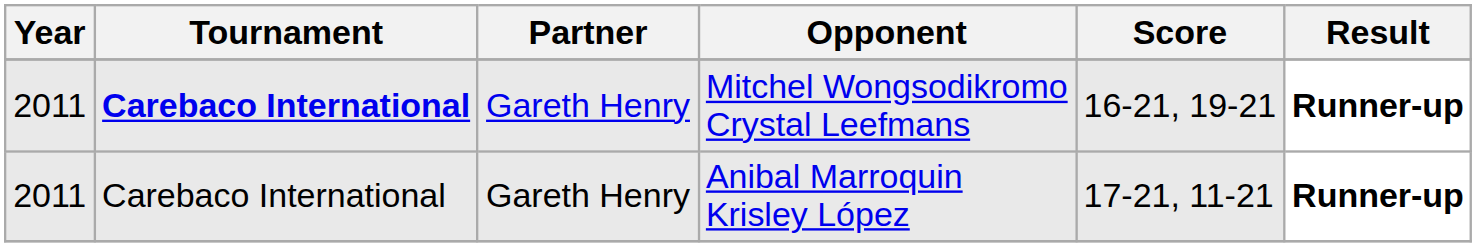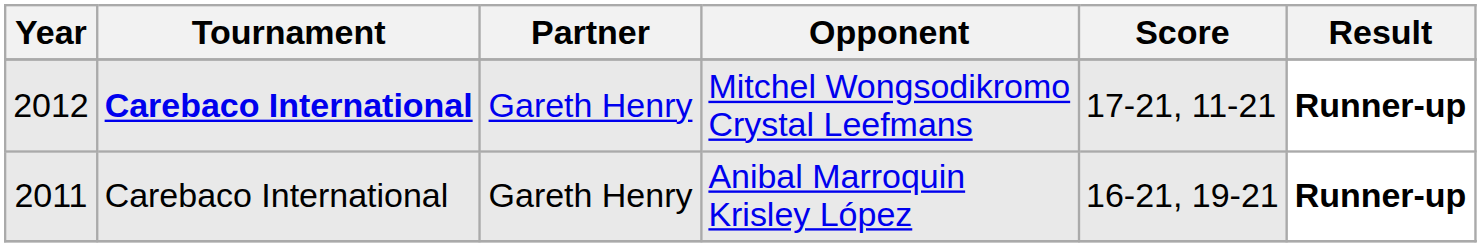(50, 105) 2011 -> (51, 105) 2012
(1180, 105) 16-21, 19-21 -> (1181, 105) 17-21, 11-21
(1179, 196) 17-21, 11-21 -> (1182, 196) 16-21, 19-21
